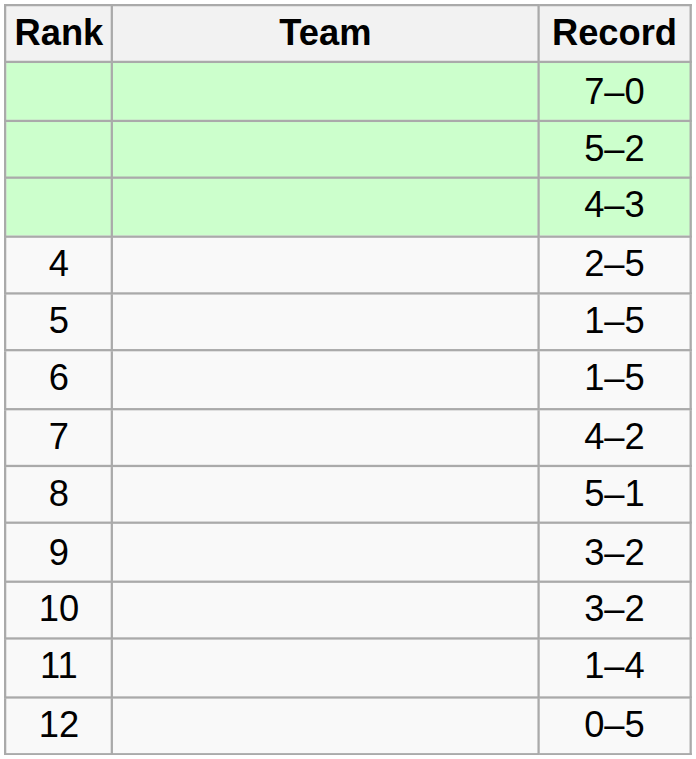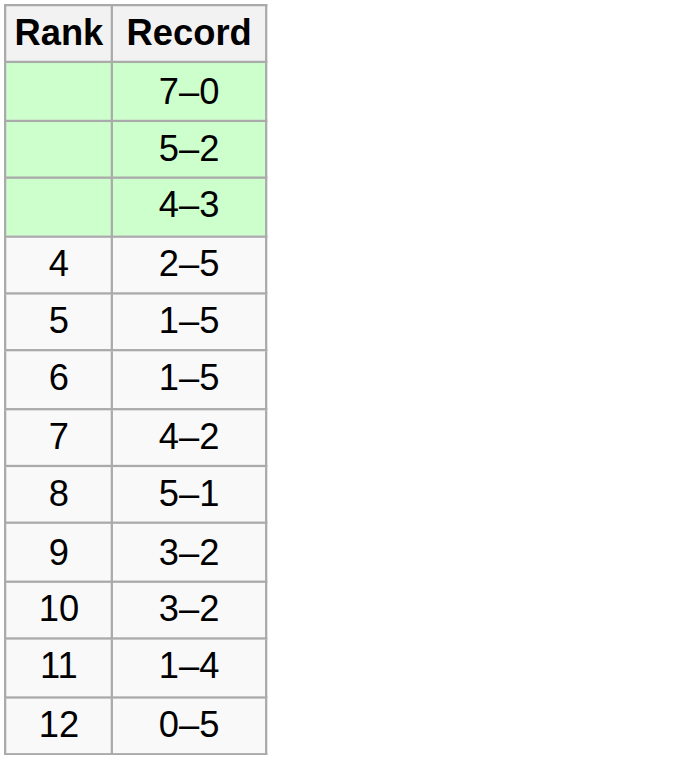- column: (325, 33)
